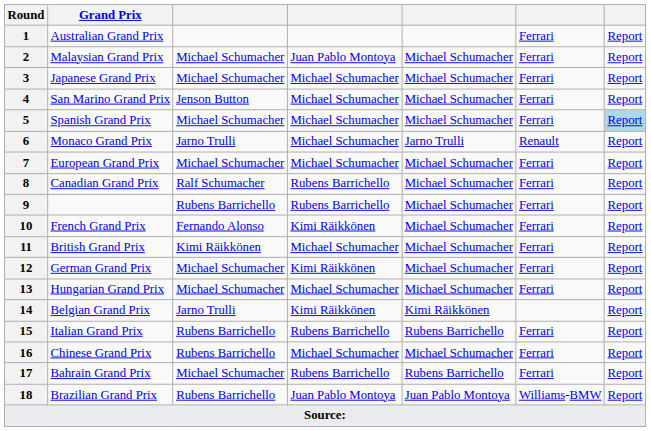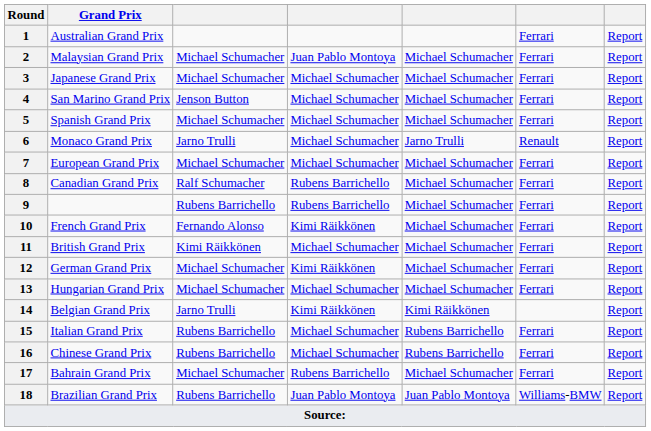(625, 120) lightblue background -> (625, 120) no background
(340, 331) Rubens Barrichello -> (345, 331) Michael Schumacher
(459, 352) Michael Schumacher -> (454, 352) Rubens Barrichello
(454, 373) Rubens Barrichello -> (459, 373) Michael Schumacher
